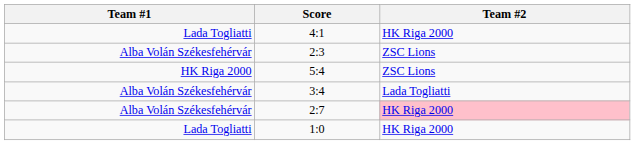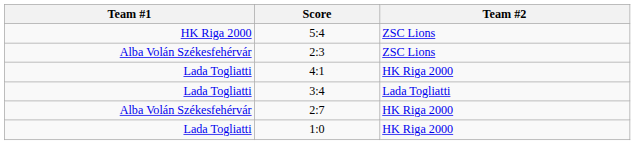rows swapped: (317, 33) <-> (317, 71)
(186, 91) Alba Volán Székesfehérvár -> (218, 91) Lada Togliatti
(418, 110) pink background -> (418, 110) no background
